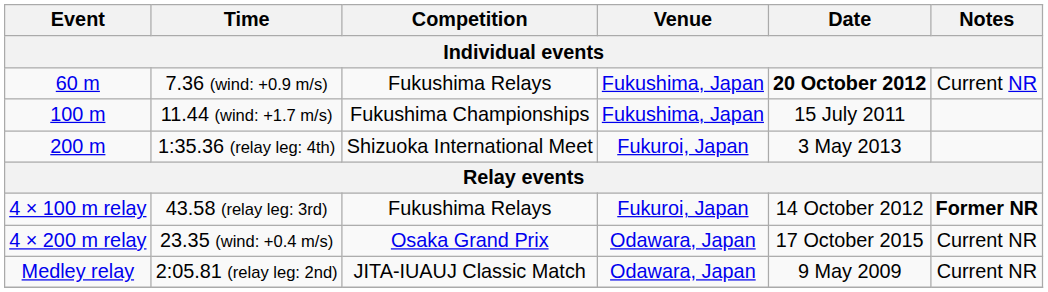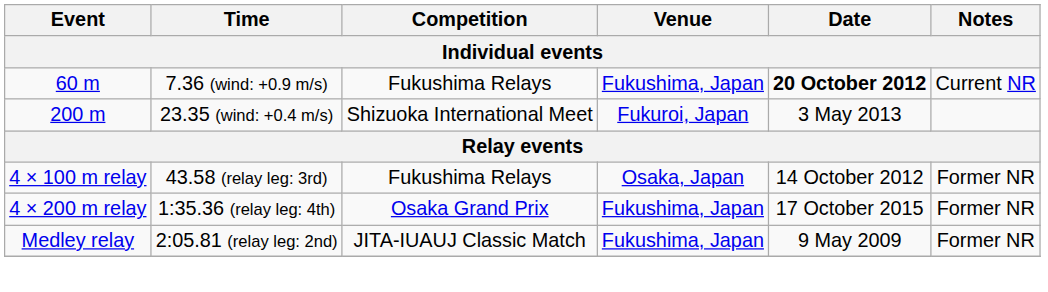- row: (78, 114)
(247, 146) 1:35.36 (relay leg: 4th) -> (247, 114) 23.35 (wind: +0.4 m/s)
(683, 209) Fukuroi, Japan -> (683, 177) Osaka, Japan
(987, 209) bold -> (986, 177) normal
(247, 240) 23.35 (wind: +0.4 m/s) -> (247, 209) 1:35.36 (relay leg: 4th)
(683, 240) Odawara, Japan -> (683, 209) Fukushima, Japan
(987, 240) Current NR -> (986, 209) Former NR
(683, 271) Odawara, Japan -> (683, 240) Fukushima, Japan
(987, 271) Current NR -> (986, 240) Former NR
